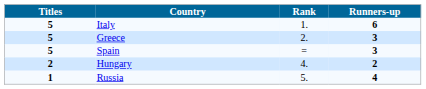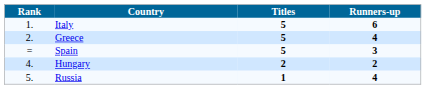columns swapped: (304, 11) <-> (50, 11)
(375, 37) 3 -> (375, 37) 4
